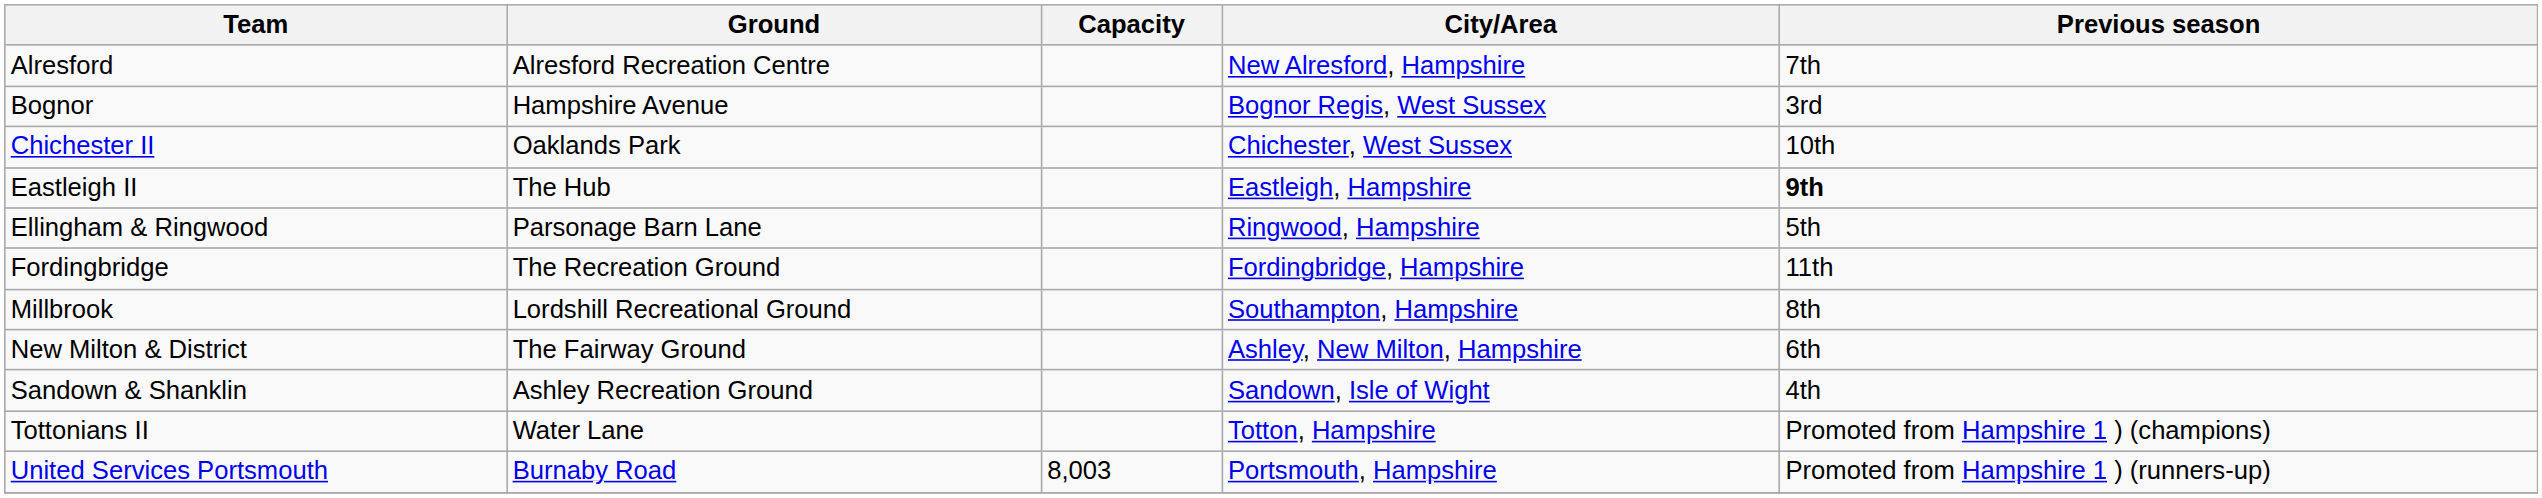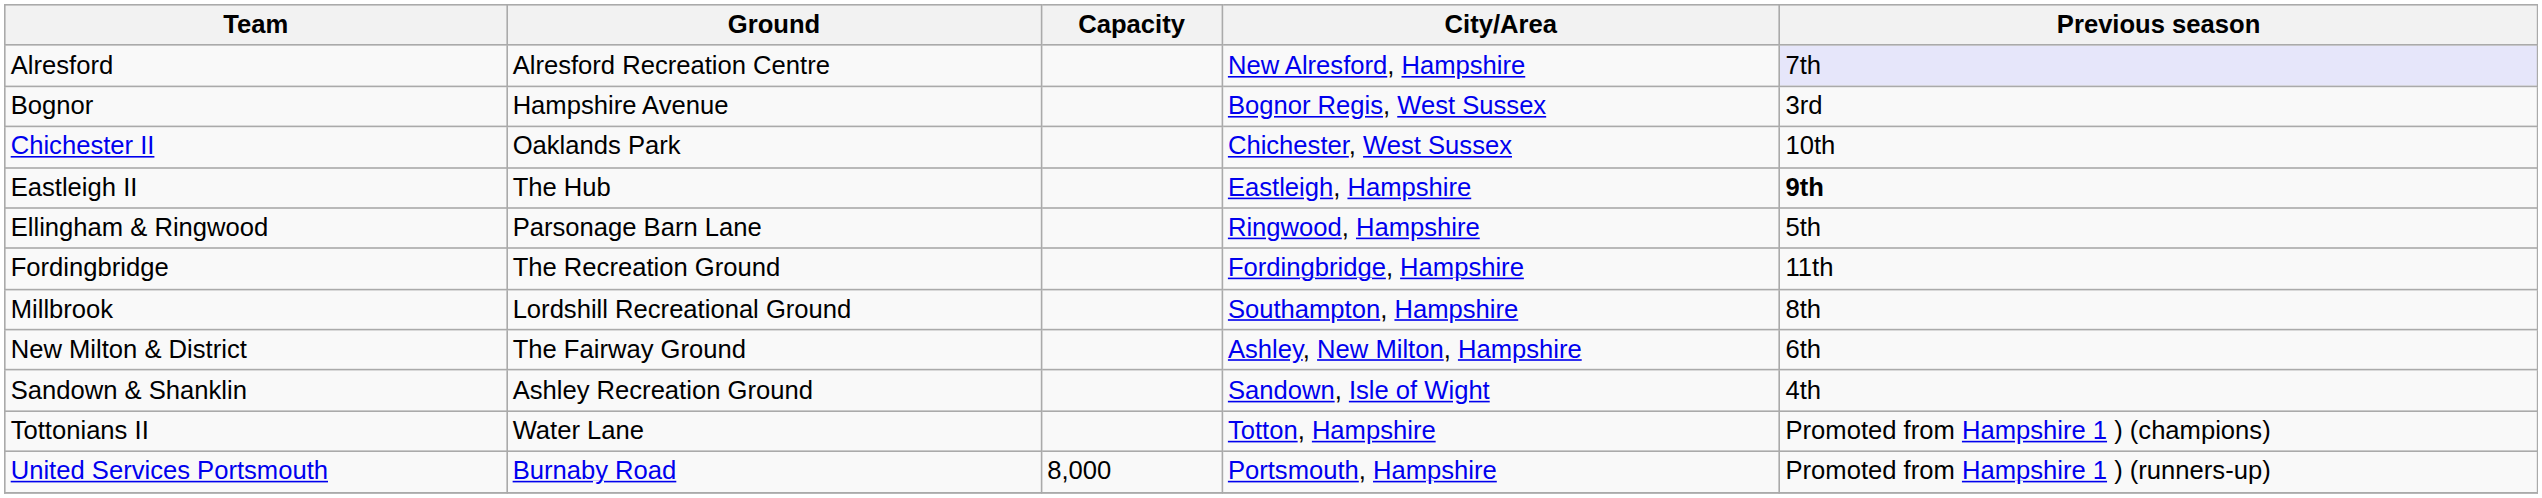(1803, 65) no background -> (1803, 65) lavender background
(1079, 471) 8,003 -> (1079, 471) 8,000
